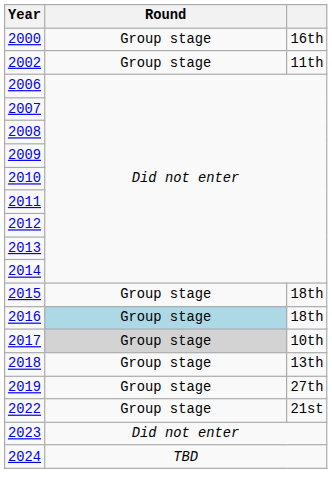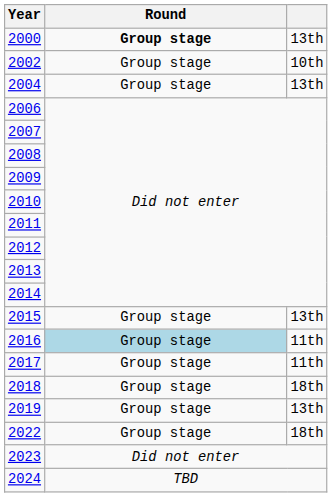(166, 39) normal -> (166, 39) bold
(307, 39) 16th -> (307, 39) 13th
(307, 62) 11th -> (307, 62) 10th
+ row: (24, 85)
(307, 294) 18th -> (307, 317) 13th
(307, 317) 18th -> (307, 341) 11th
(166, 341) lightgrey background -> (166, 364) no background
(307, 341) 10th -> (307, 364) 11th
(307, 364) 13th -> (307, 387) 18th
(307, 387) 27th -> (307, 410) 13th
(307, 410) 21st -> (307, 433) 18th
